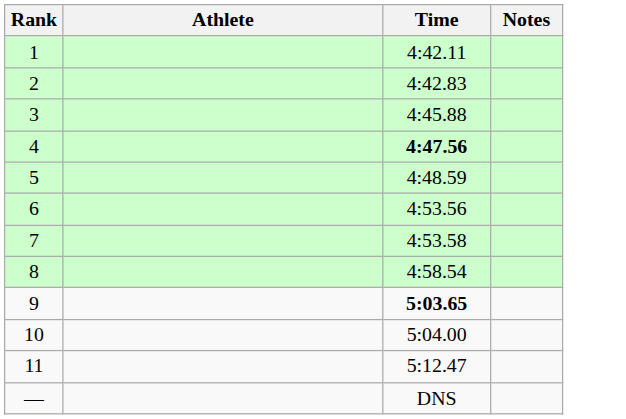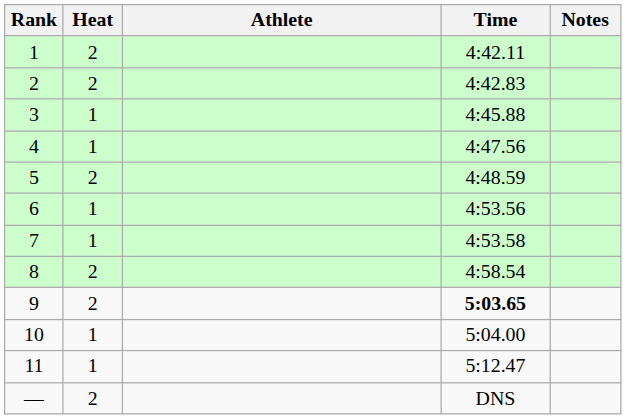+ column: (93, 20)
(437, 146) bold -> (495, 146) normal
